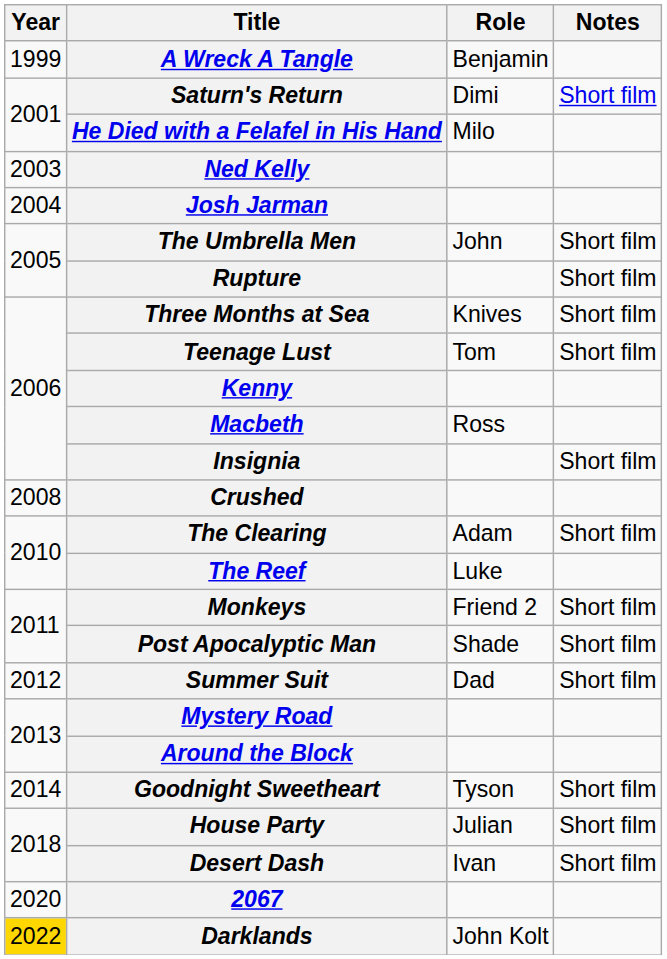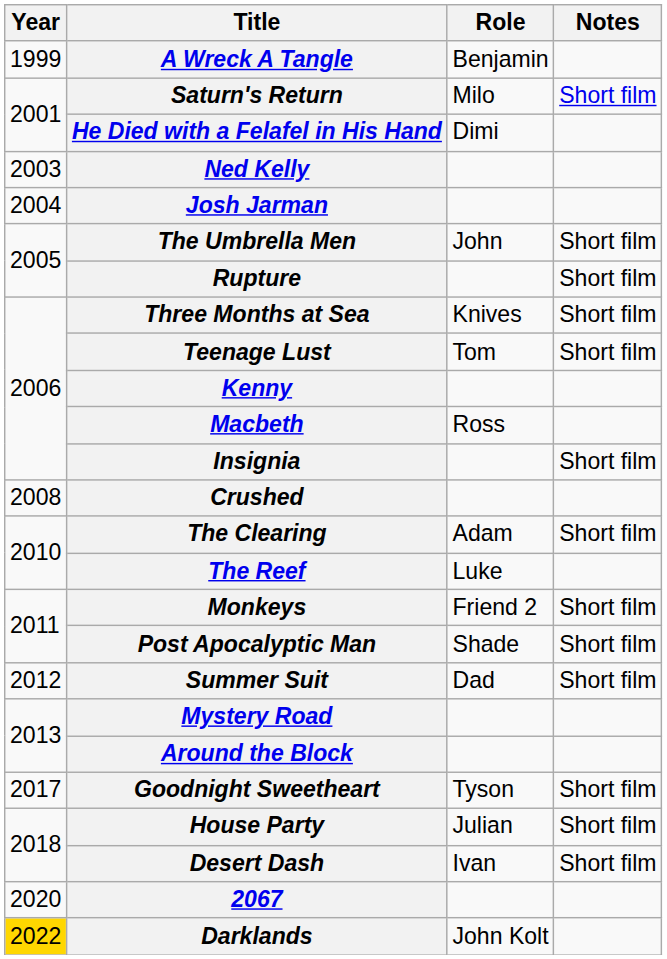(476, 95) Dimi -> (474, 95) Milo
(474, 132) Milo -> (476, 132) Dimi
(36, 790) 2014 -> (36, 790) 2017
